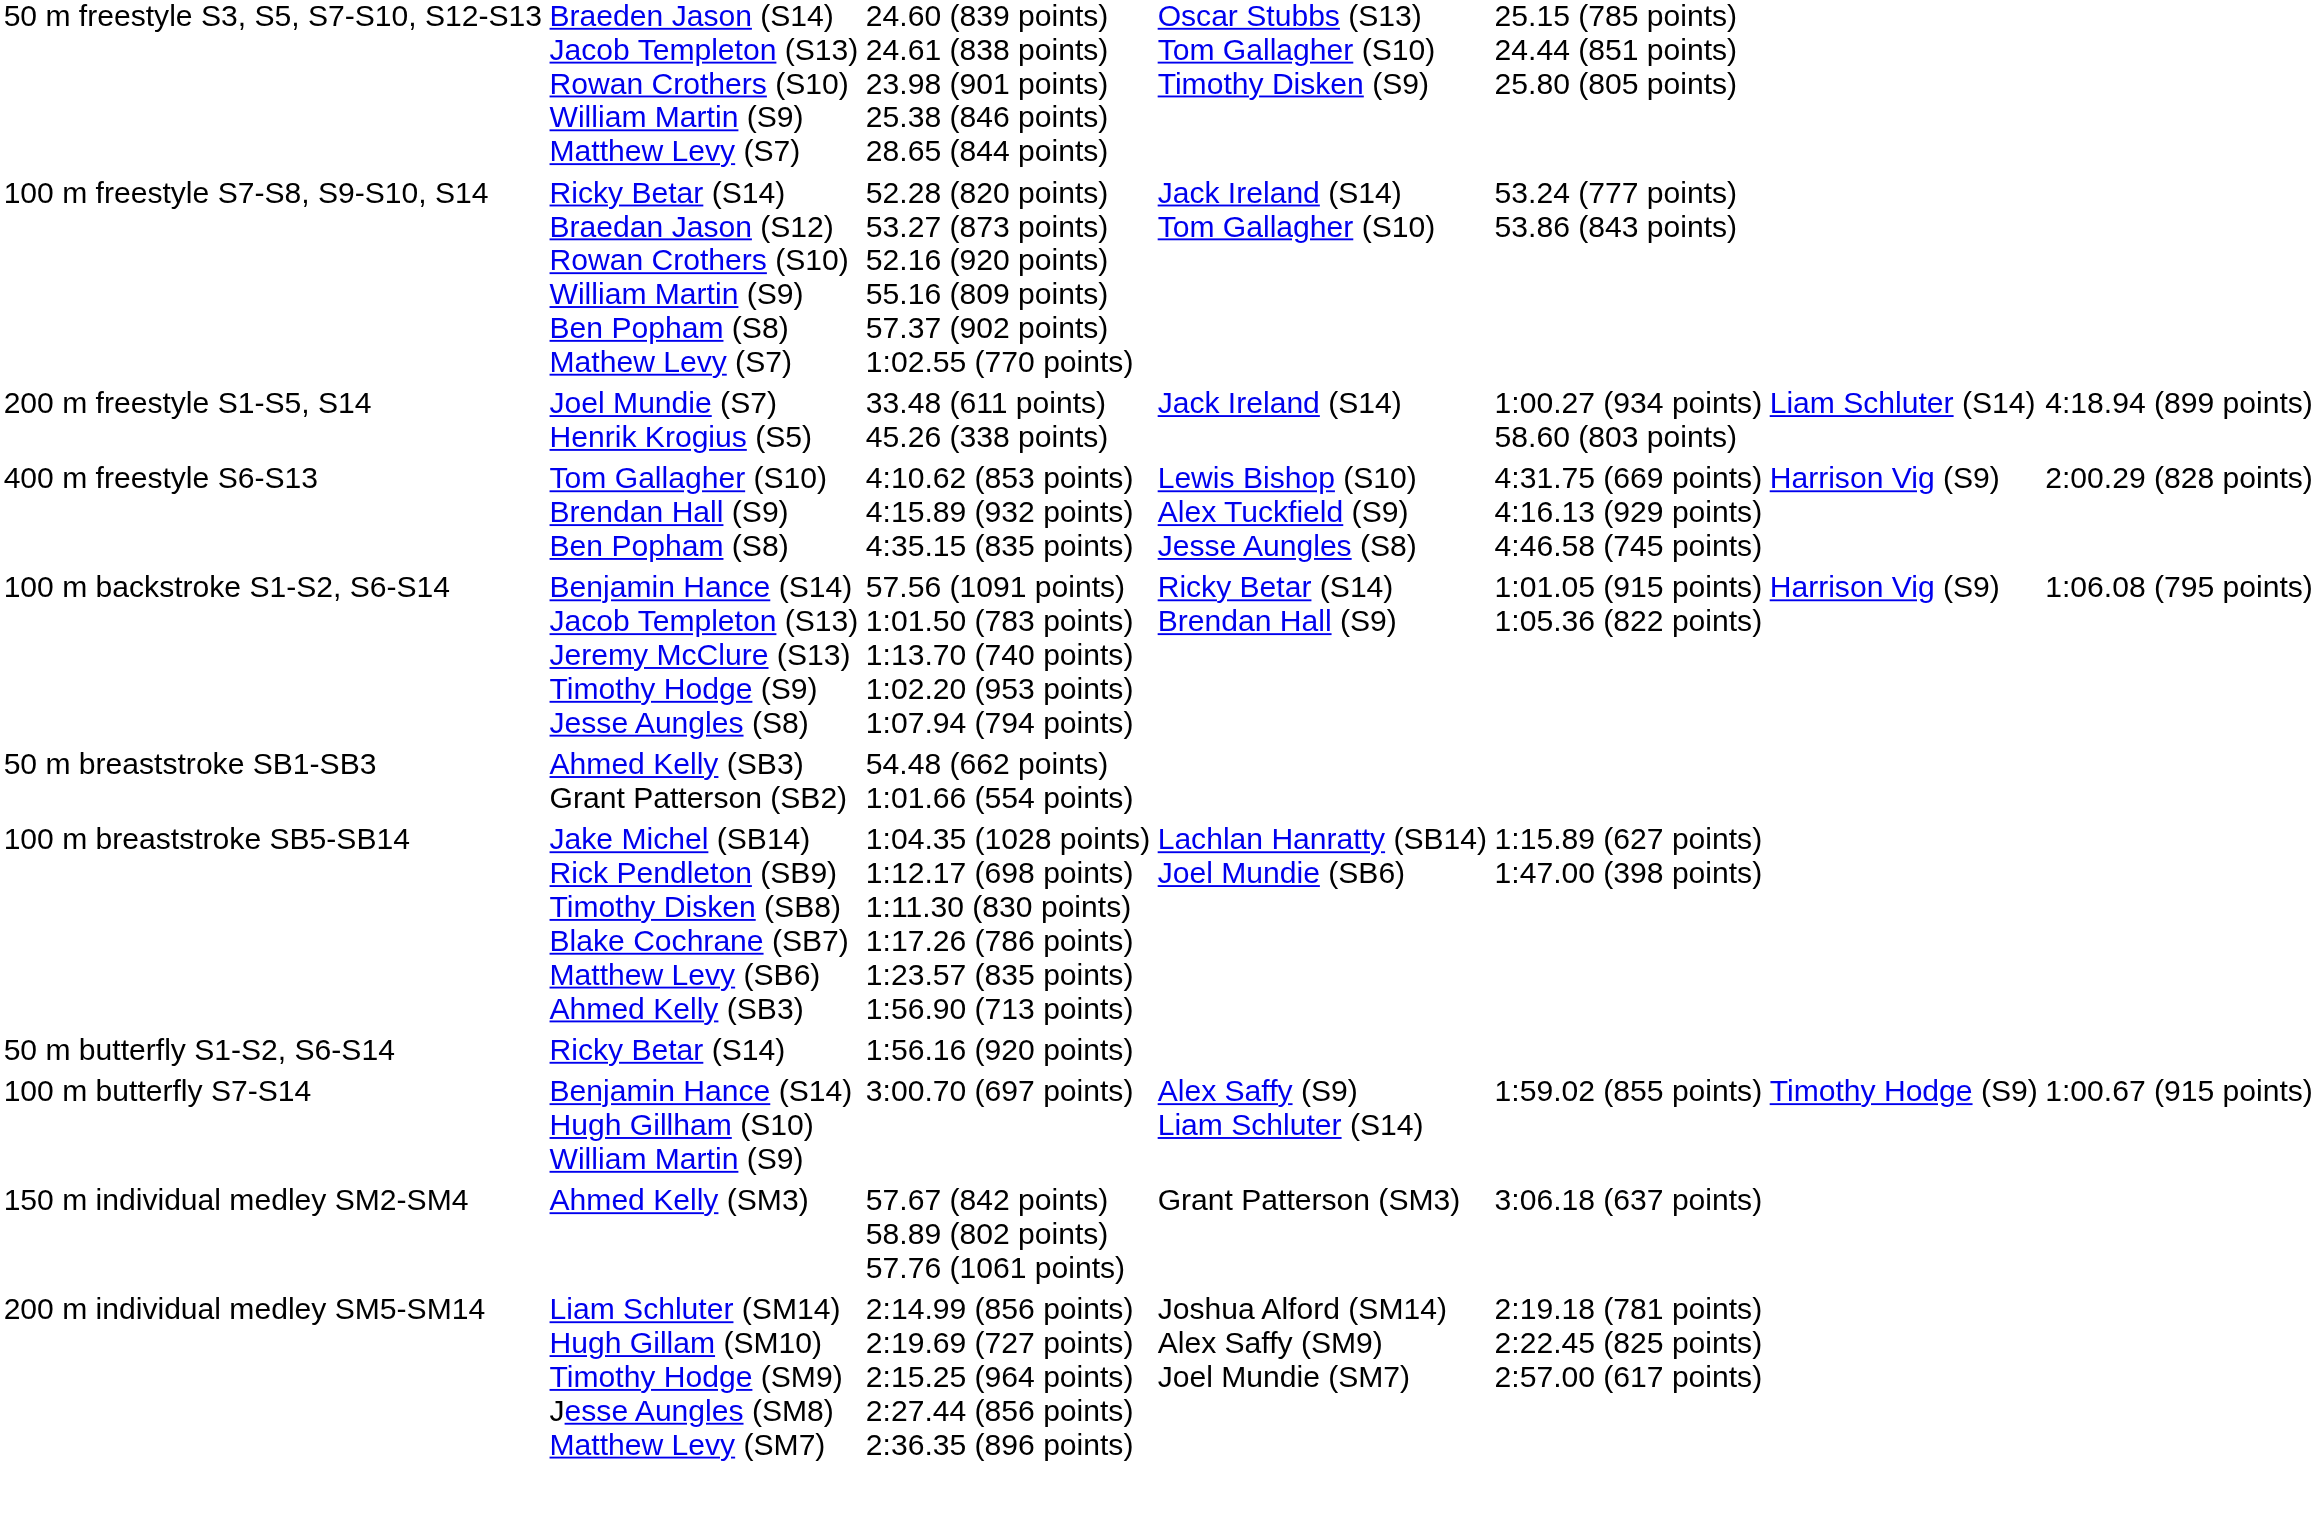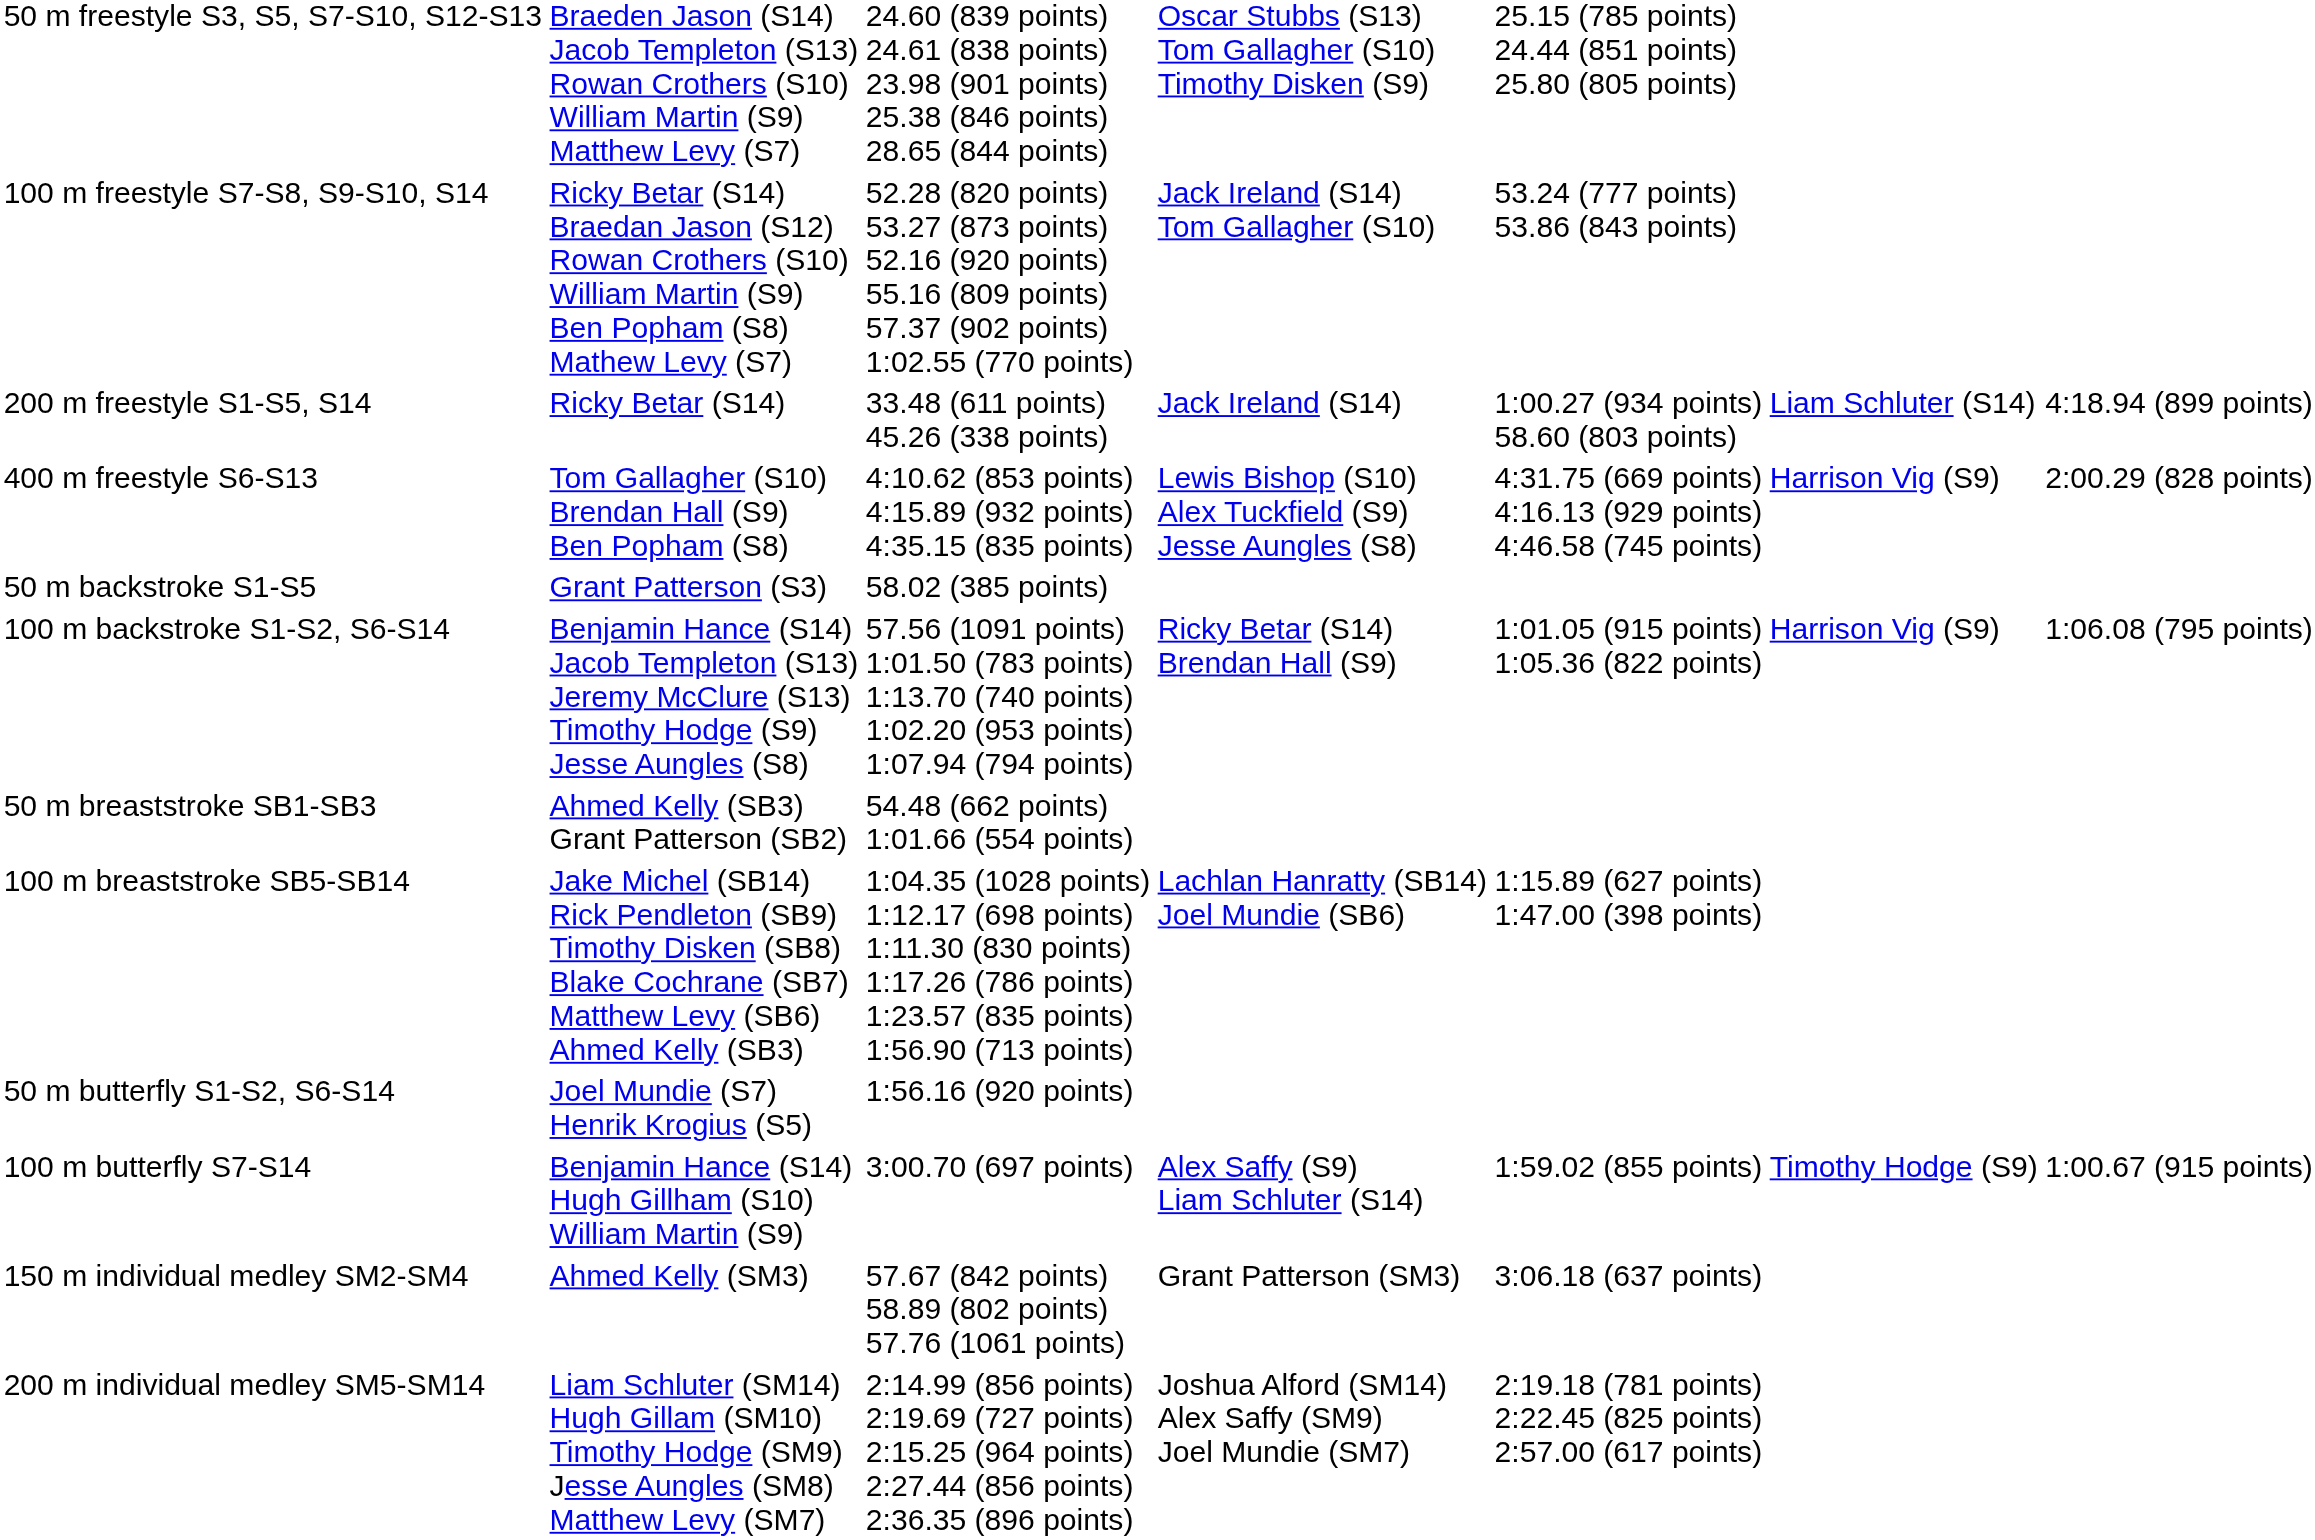(681, 420) Joel Mundie (S7) Henrik Krogius (S5) -> (667, 403) Ricky Betar (S14)
+ row: (160, 587)
(667, 1050) Ricky Betar (S14) -> (681, 1108) Joel Mundie (S7) Henrik Krogius (S5)
